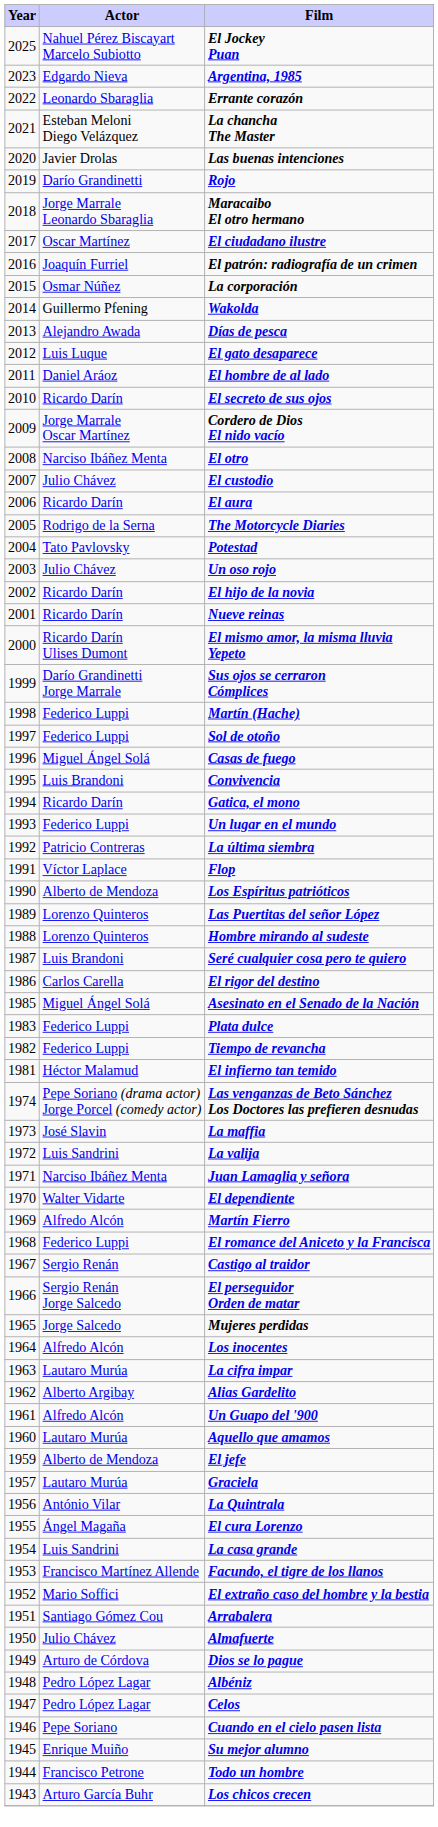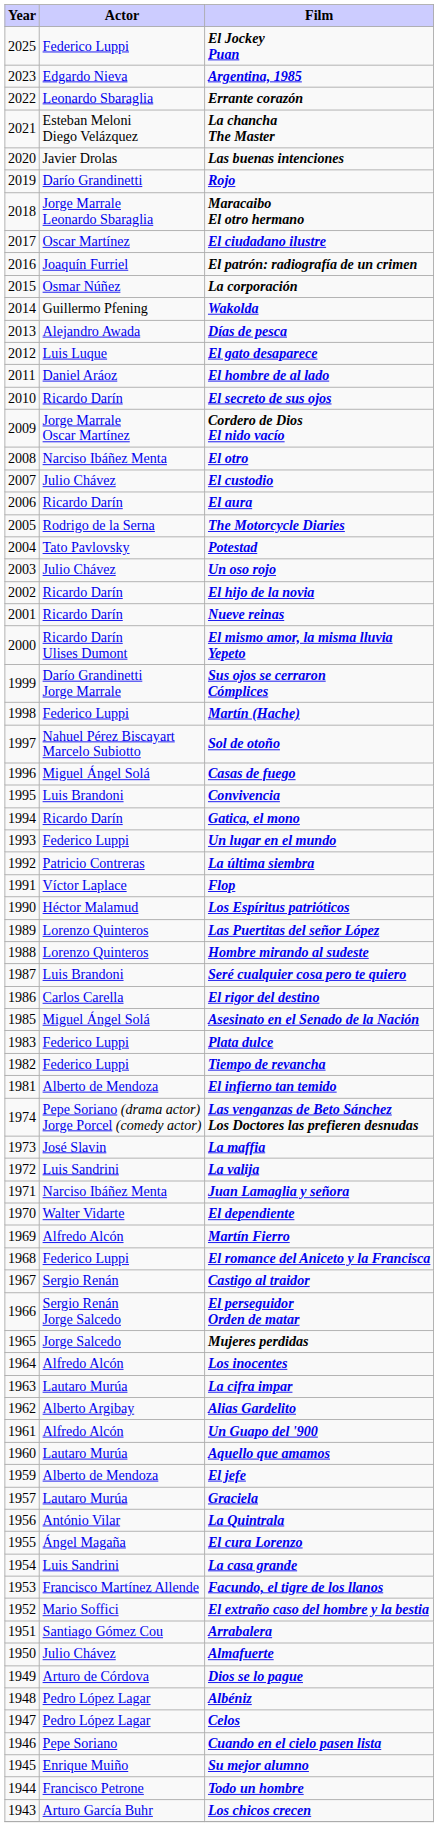(109, 45) Nahuel Pérez Biscayart Marcelo Subiotto -> (86, 45) Federico Luppi
(86, 735) Federico Luppi -> (109, 743) Nahuel Pérez Biscayart Marcelo Subiotto
(100, 892) Alberto de Mendoza -> (90, 908) Héctor Malamud
(90, 1070) Héctor Malamud -> (100, 1086) Alberto de Mendoza
